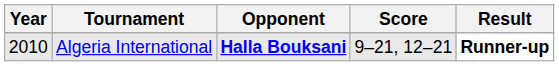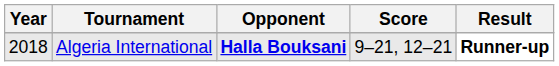(28, 47) 2010 -> (28, 47) 2018
